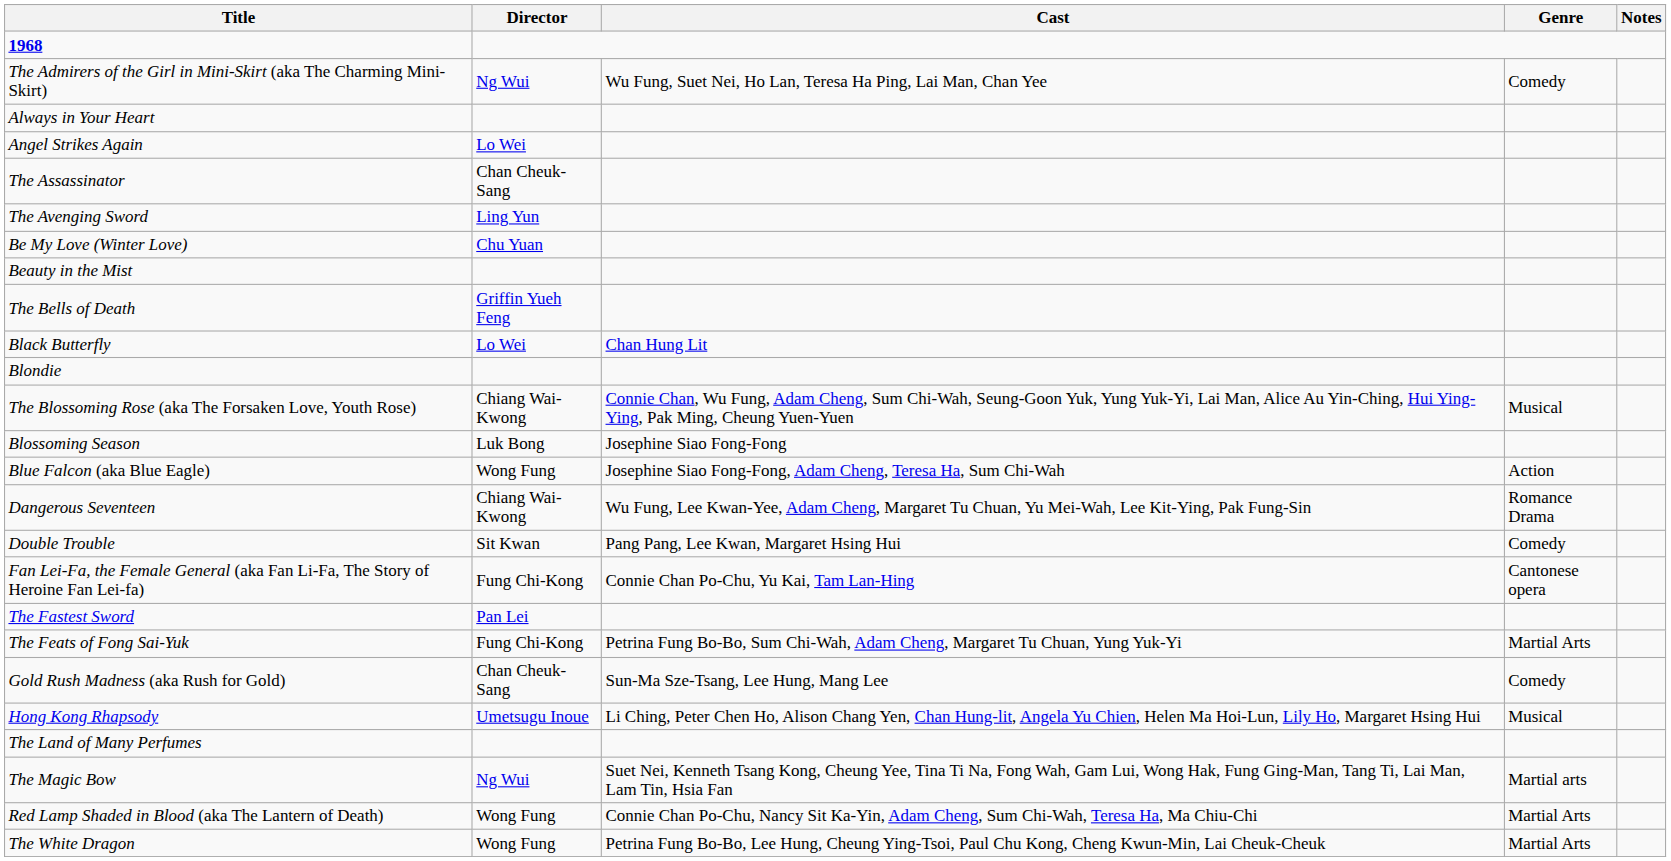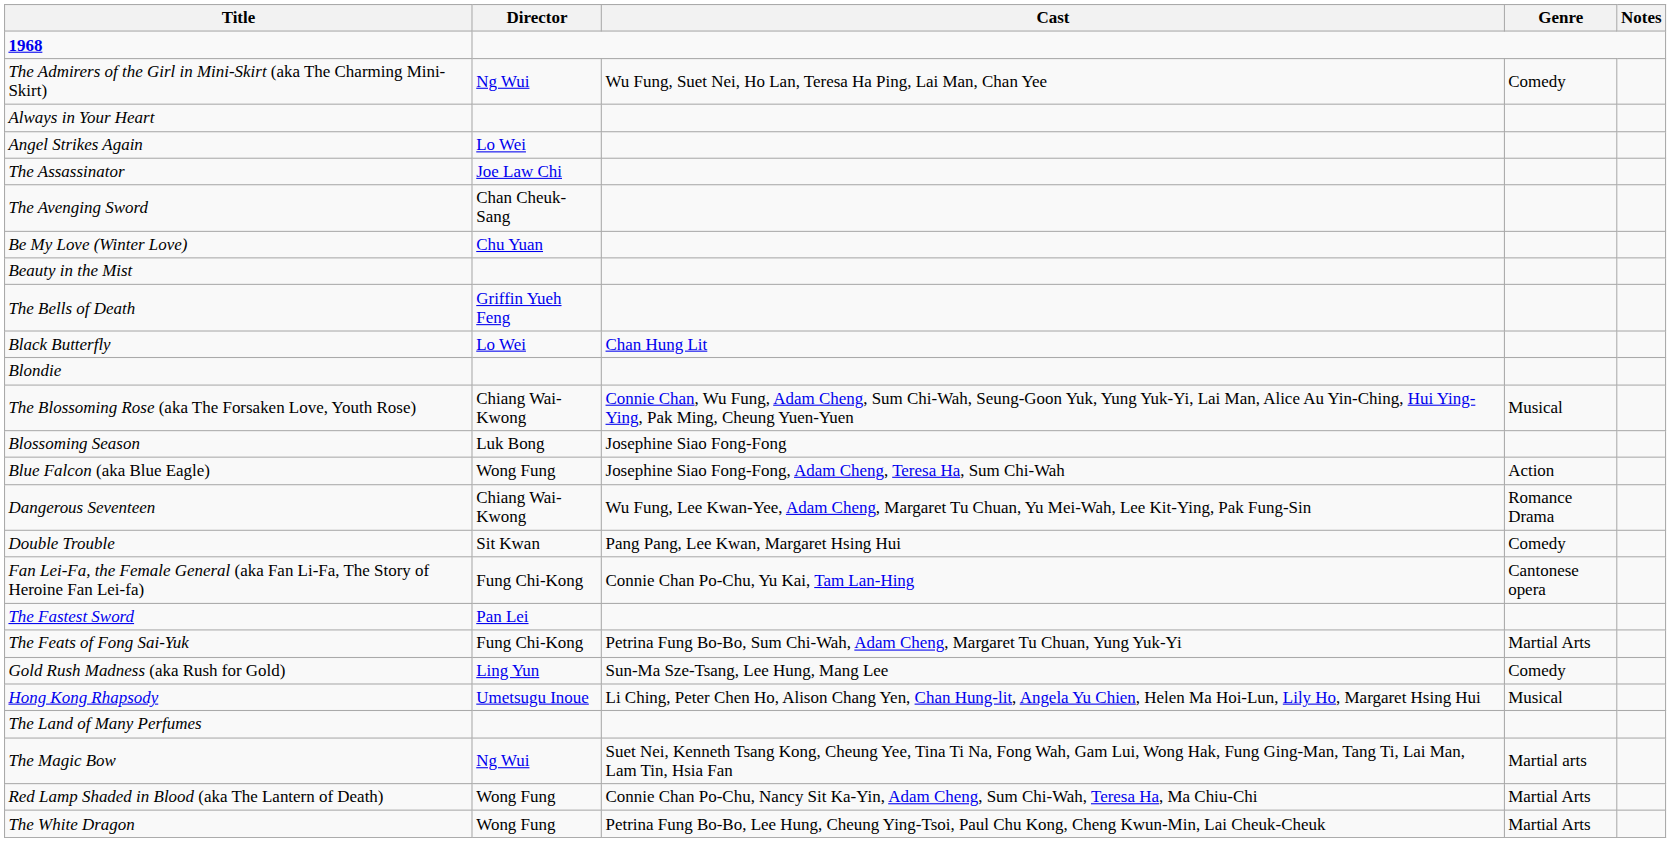(521, 181) Chan Cheuk-Sang -> (519, 171) Joe Law Chi
(508, 217) Ling Yun -> (521, 207) Chan Cheuk-Sang
(521, 679) Chan Cheuk-Sang -> (508, 670) Ling Yun
